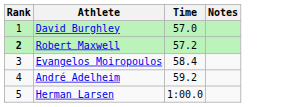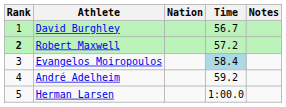+ column: (185, 13)
(185, 29) 57.0 -> (226, 29) 56.7
(185, 61) no background -> (226, 61) lightblue background
